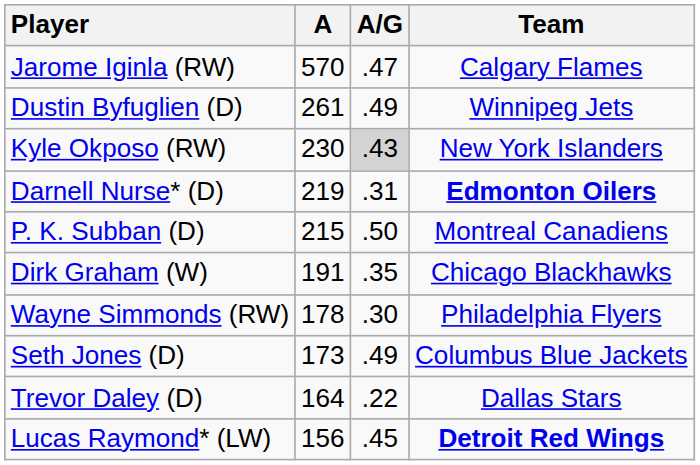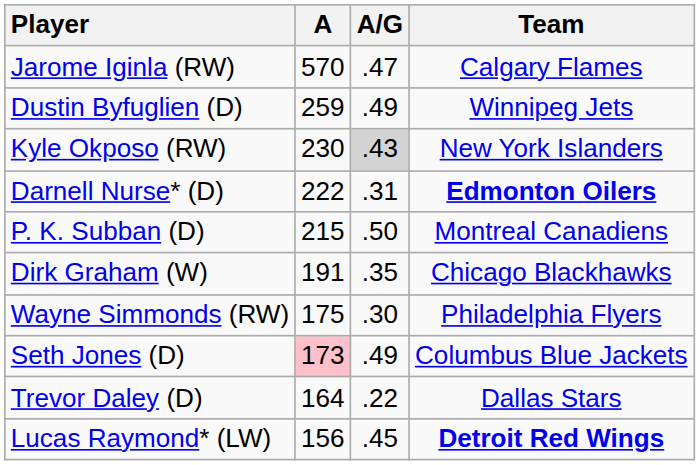(323, 107) 261 -> (323, 107) 259
(323, 190) 219 -> (323, 190) 222
(323, 314) 178 -> (323, 314) 175
(323, 356) no background -> (323, 356) pink background
